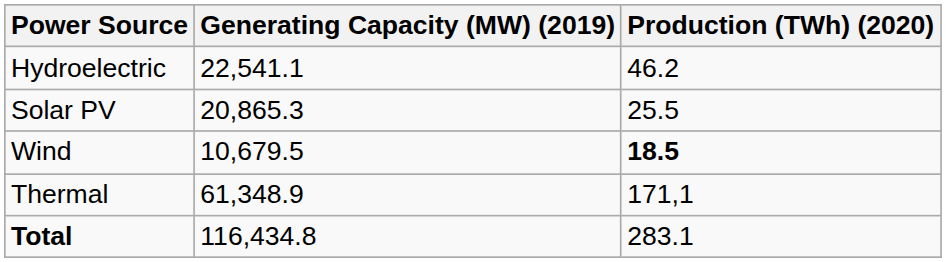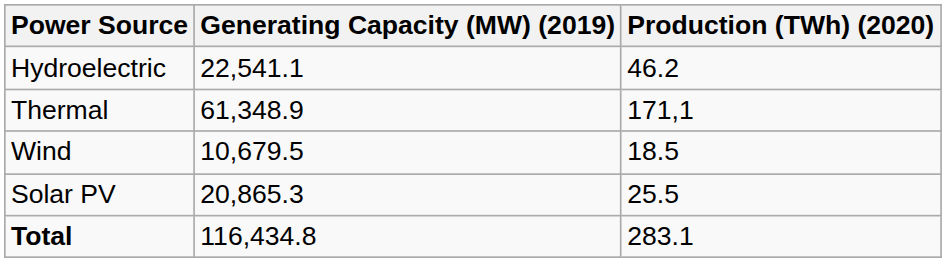rows swapped: (60, 194) <-> (63, 109)
(653, 151) bold -> (653, 151) normal
